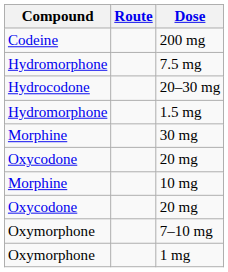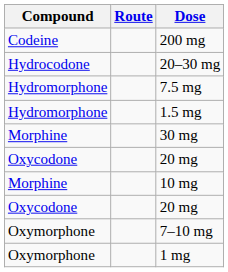rows swapped: (49, 87) <-> (58, 64)
